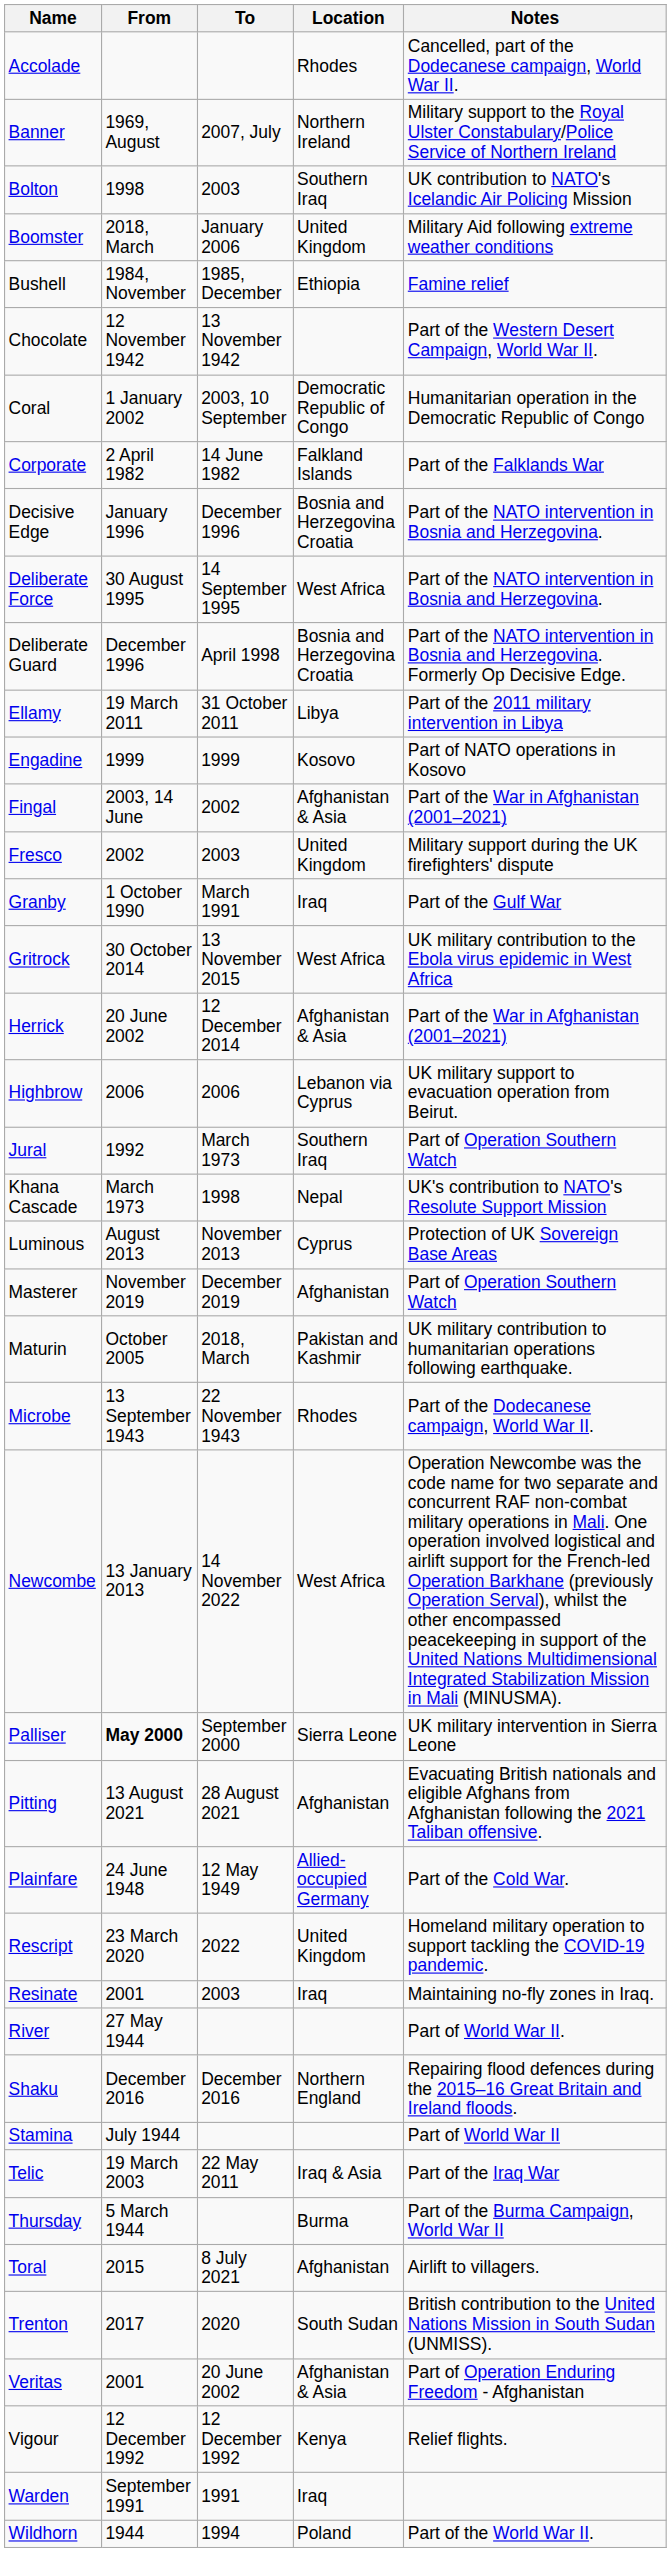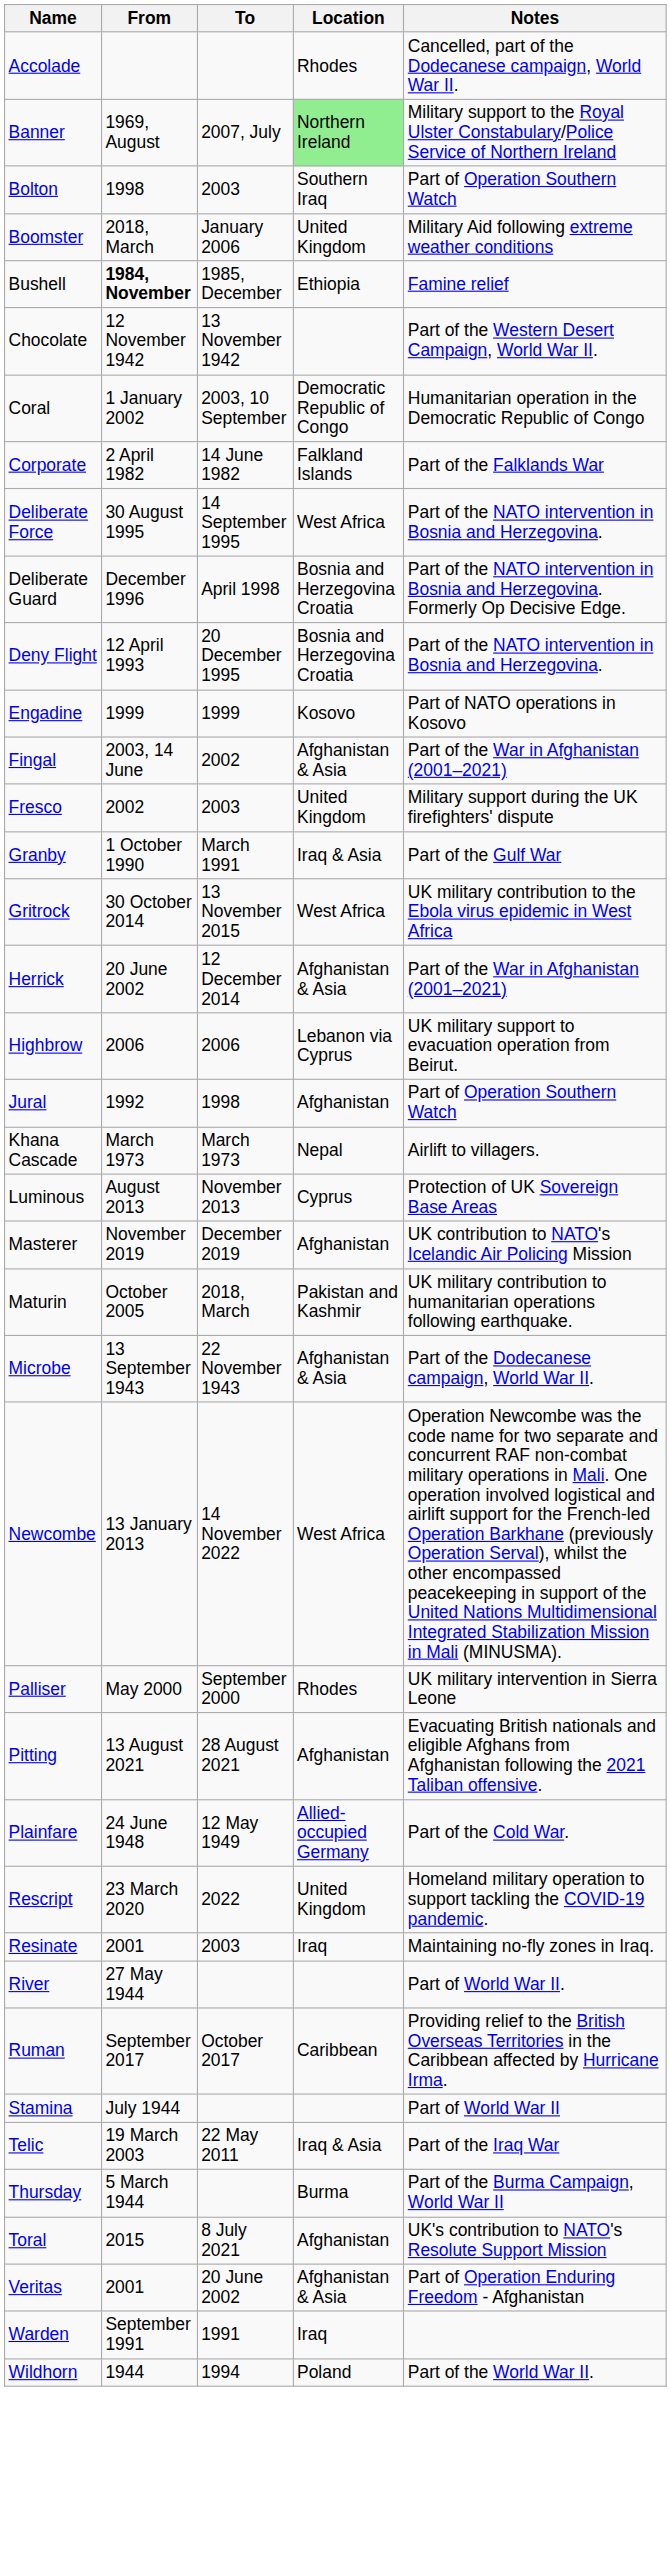(331, 132) no background -> (331, 132) lightgreen background
(520, 189) UK contribution to NATO's Icelandic Air Policing Mission -> (512, 189) Part of Operation Southern Watch
(146, 284) normal -> (148, 284) bold
- row: (42, 522)
+ row: (53, 656)
- row: (35, 713)
(312, 902) Iraq -> (339, 855) Iraq & Asia
(225, 1150) March 1973 -> (221, 1103) 1998
(332, 1150) Southern Iraq -> (343, 1103) Afghanistan
(221, 1197) 1998 -> (225, 1150) March 1973
(515, 1197) UK's contribution to NATO's Resolute Support Mission -> (474, 1150) Airlift to villagers.
(512, 1292) Part of Operation Southern Watch -> (520, 1244) UK contribution to NATO's Icelandic Air Policing Mission
(327, 1416) Rhodes -> (343, 1368) Afghanistan & Asia
(144, 1736) bold -> (144, 1689) normal
(347, 1736) Sierra Leone -> (327, 1689) Rhodes
+ row: (37, 2051)
- row: (33, 2088)
(474, 2267) Airlift to villagers. -> (515, 2240) UK's contribution to NATO's Resolute Support Mission
- row: (38, 2325)
- row: (34, 2439)
